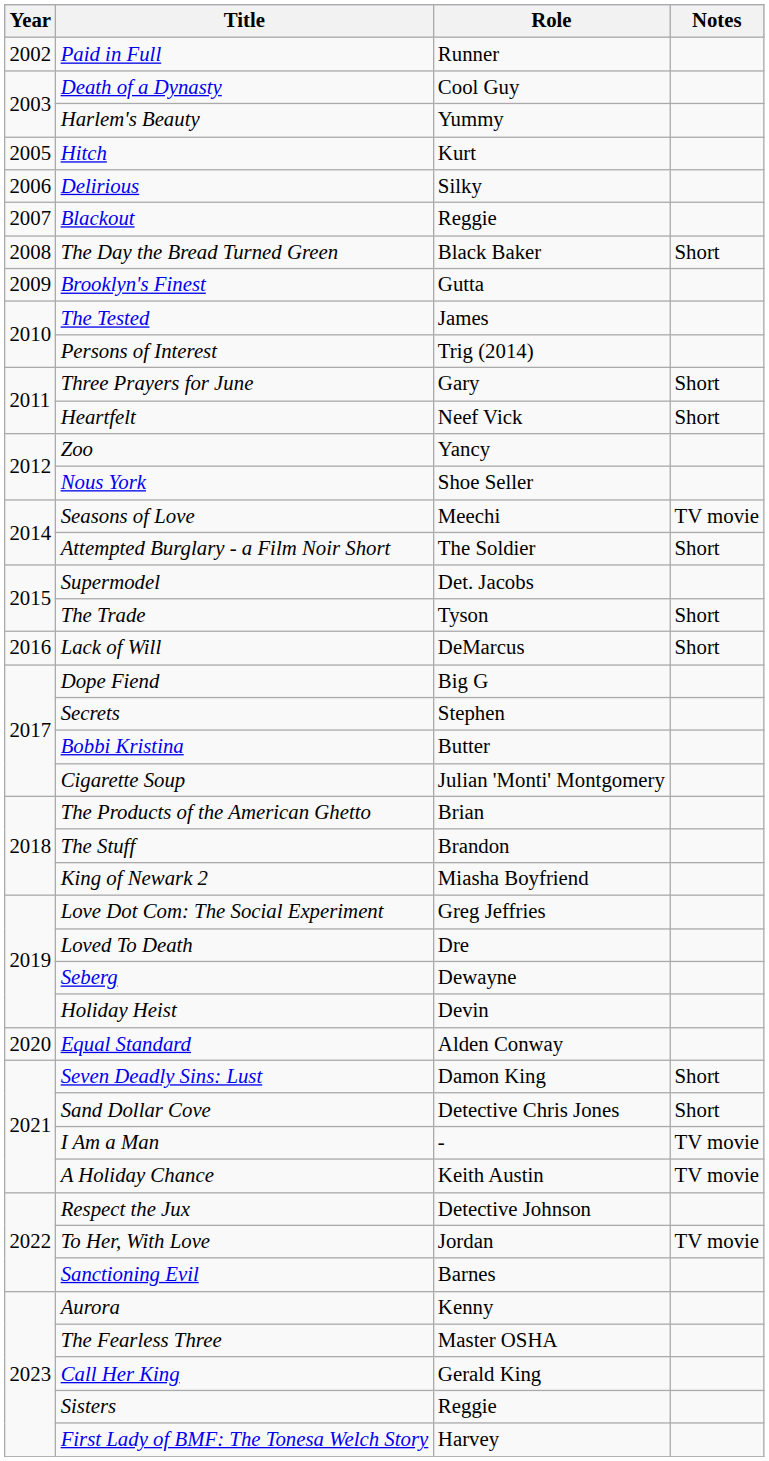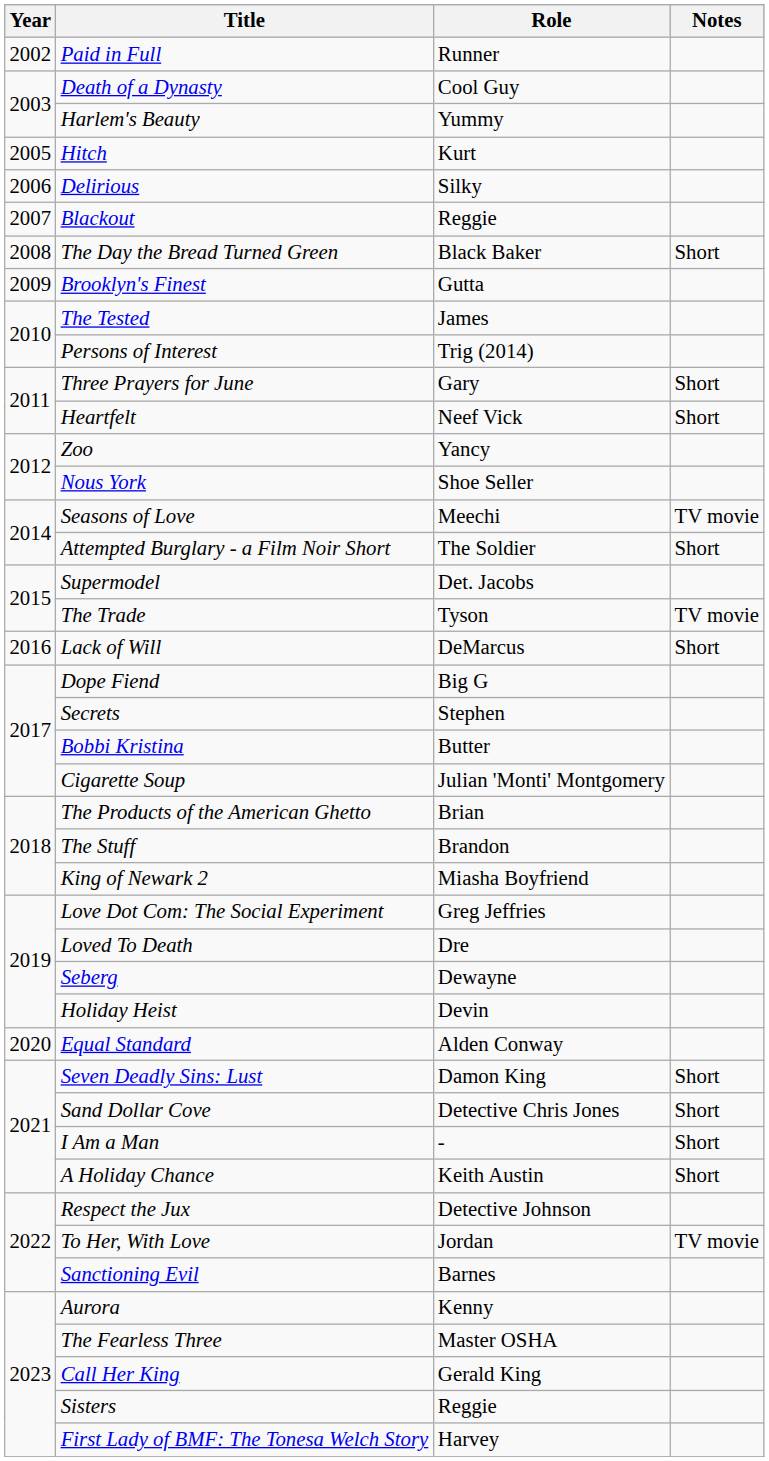(697, 614) Short -> (717, 614) TV movie
(717, 1142) TV movie -> (697, 1142) Short
(717, 1175) TV movie -> (697, 1175) Short
